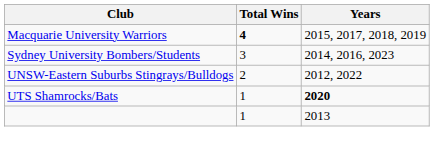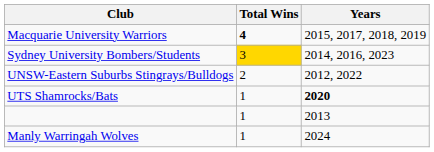(243, 55) no background -> (243, 55) gold background
+ row: (73, 136)
